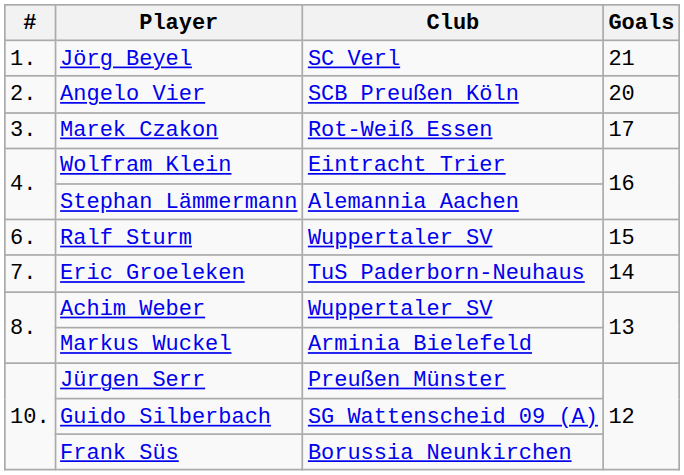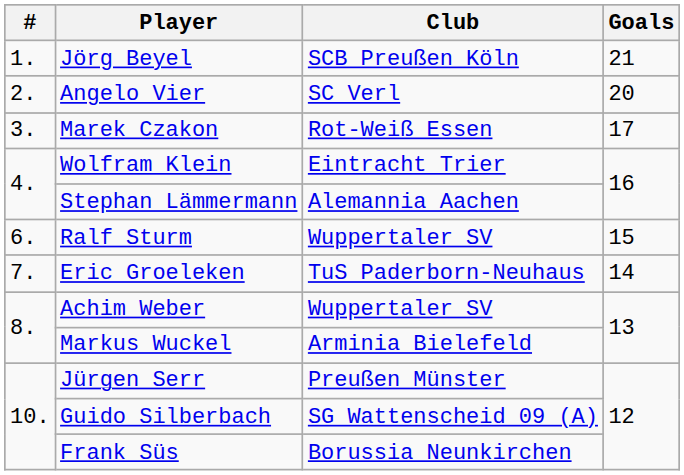(354, 59) SC Verl -> (413, 59) SCB Preußen Köln
(413, 94) SCB Preußen Köln -> (354, 94) SC Verl
